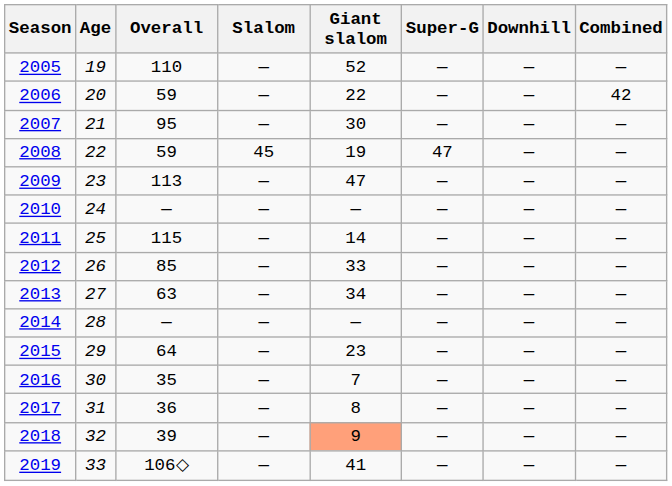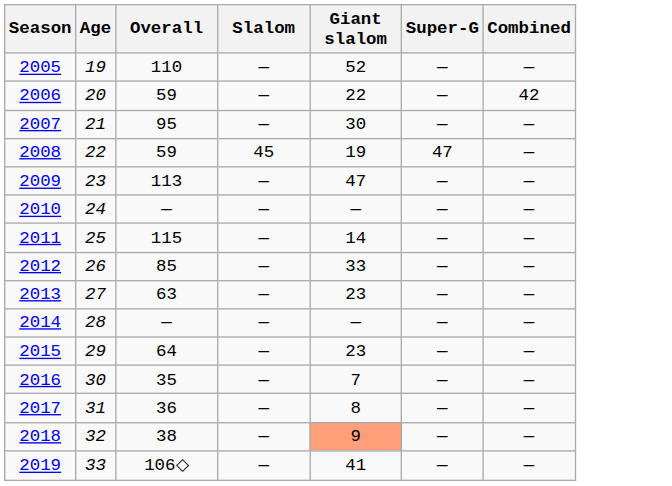- column: (529, 29)
(356, 294) 34 -> (356, 294) 23
(167, 436) 39 -> (167, 436) 38
